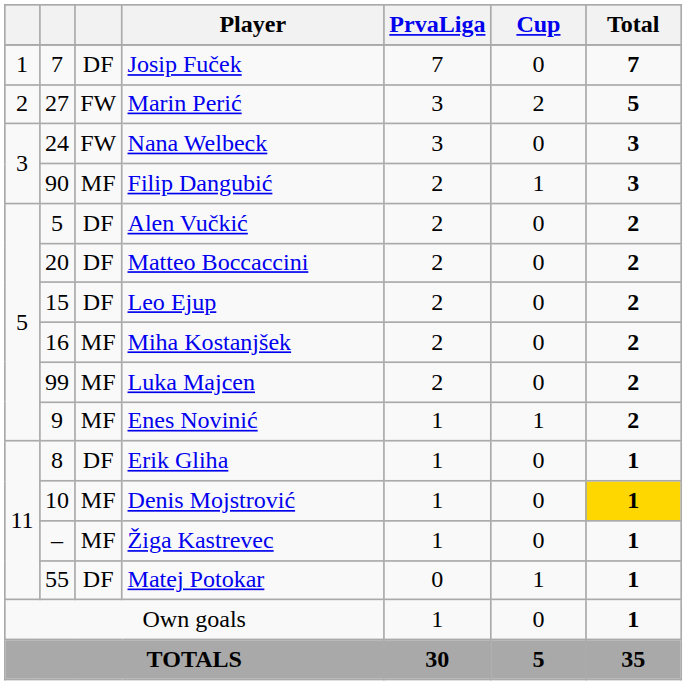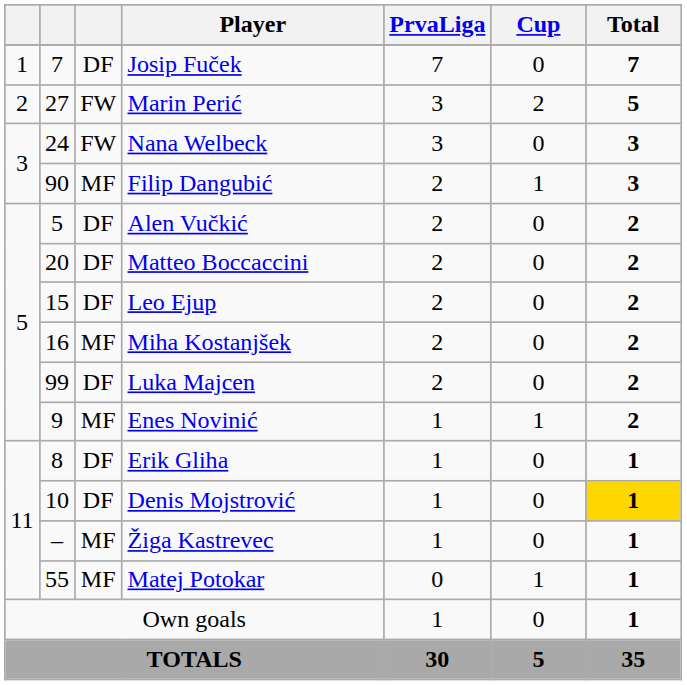(98, 381) MF -> (98, 381) DF
(98, 500) MF -> (98, 500) DF
(98, 579) DF -> (98, 579) MF
